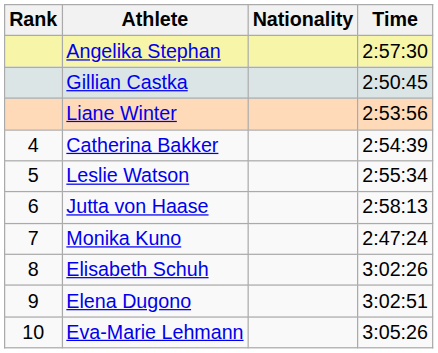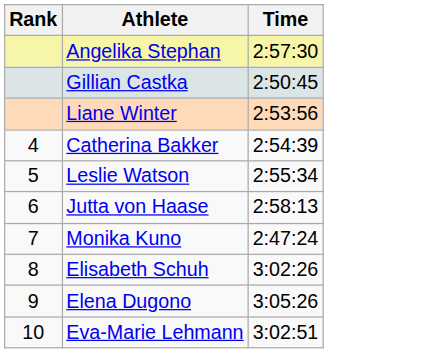- column: (303, 20)
(395, 301) 3:02:51 -> (285, 301) 3:05:26
(395, 332) 3:05:26 -> (285, 332) 3:02:51
